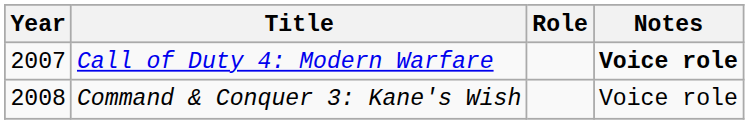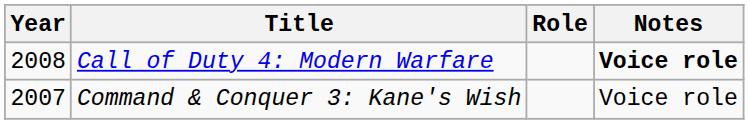(38, 61) 2007 -> (38, 61) 2008
(38, 99) 2008 -> (38, 99) 2007
